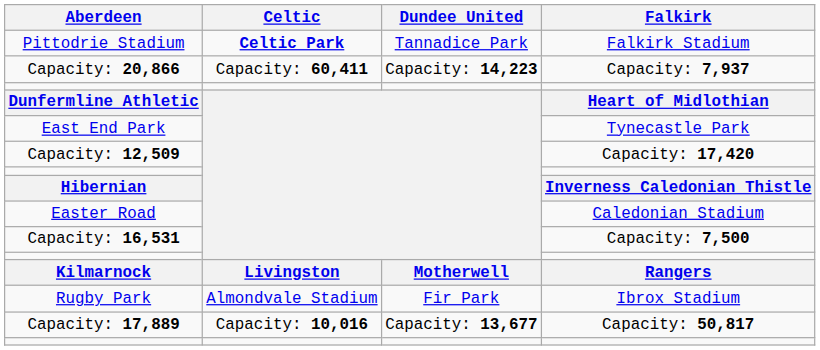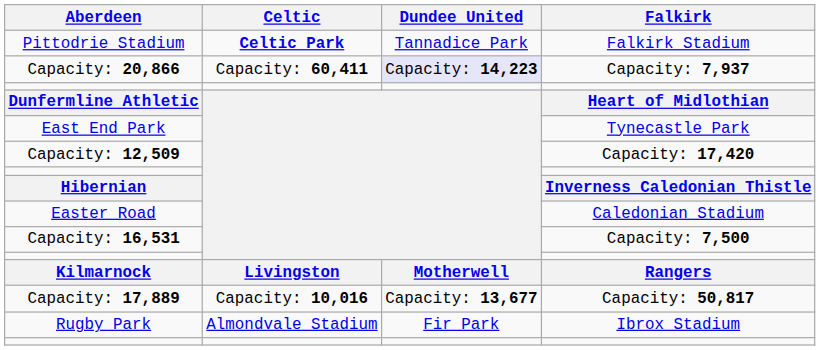(461, 69) no background -> (461, 69) lavender background
rows swapped: (104, 299) <-> (104, 325)
